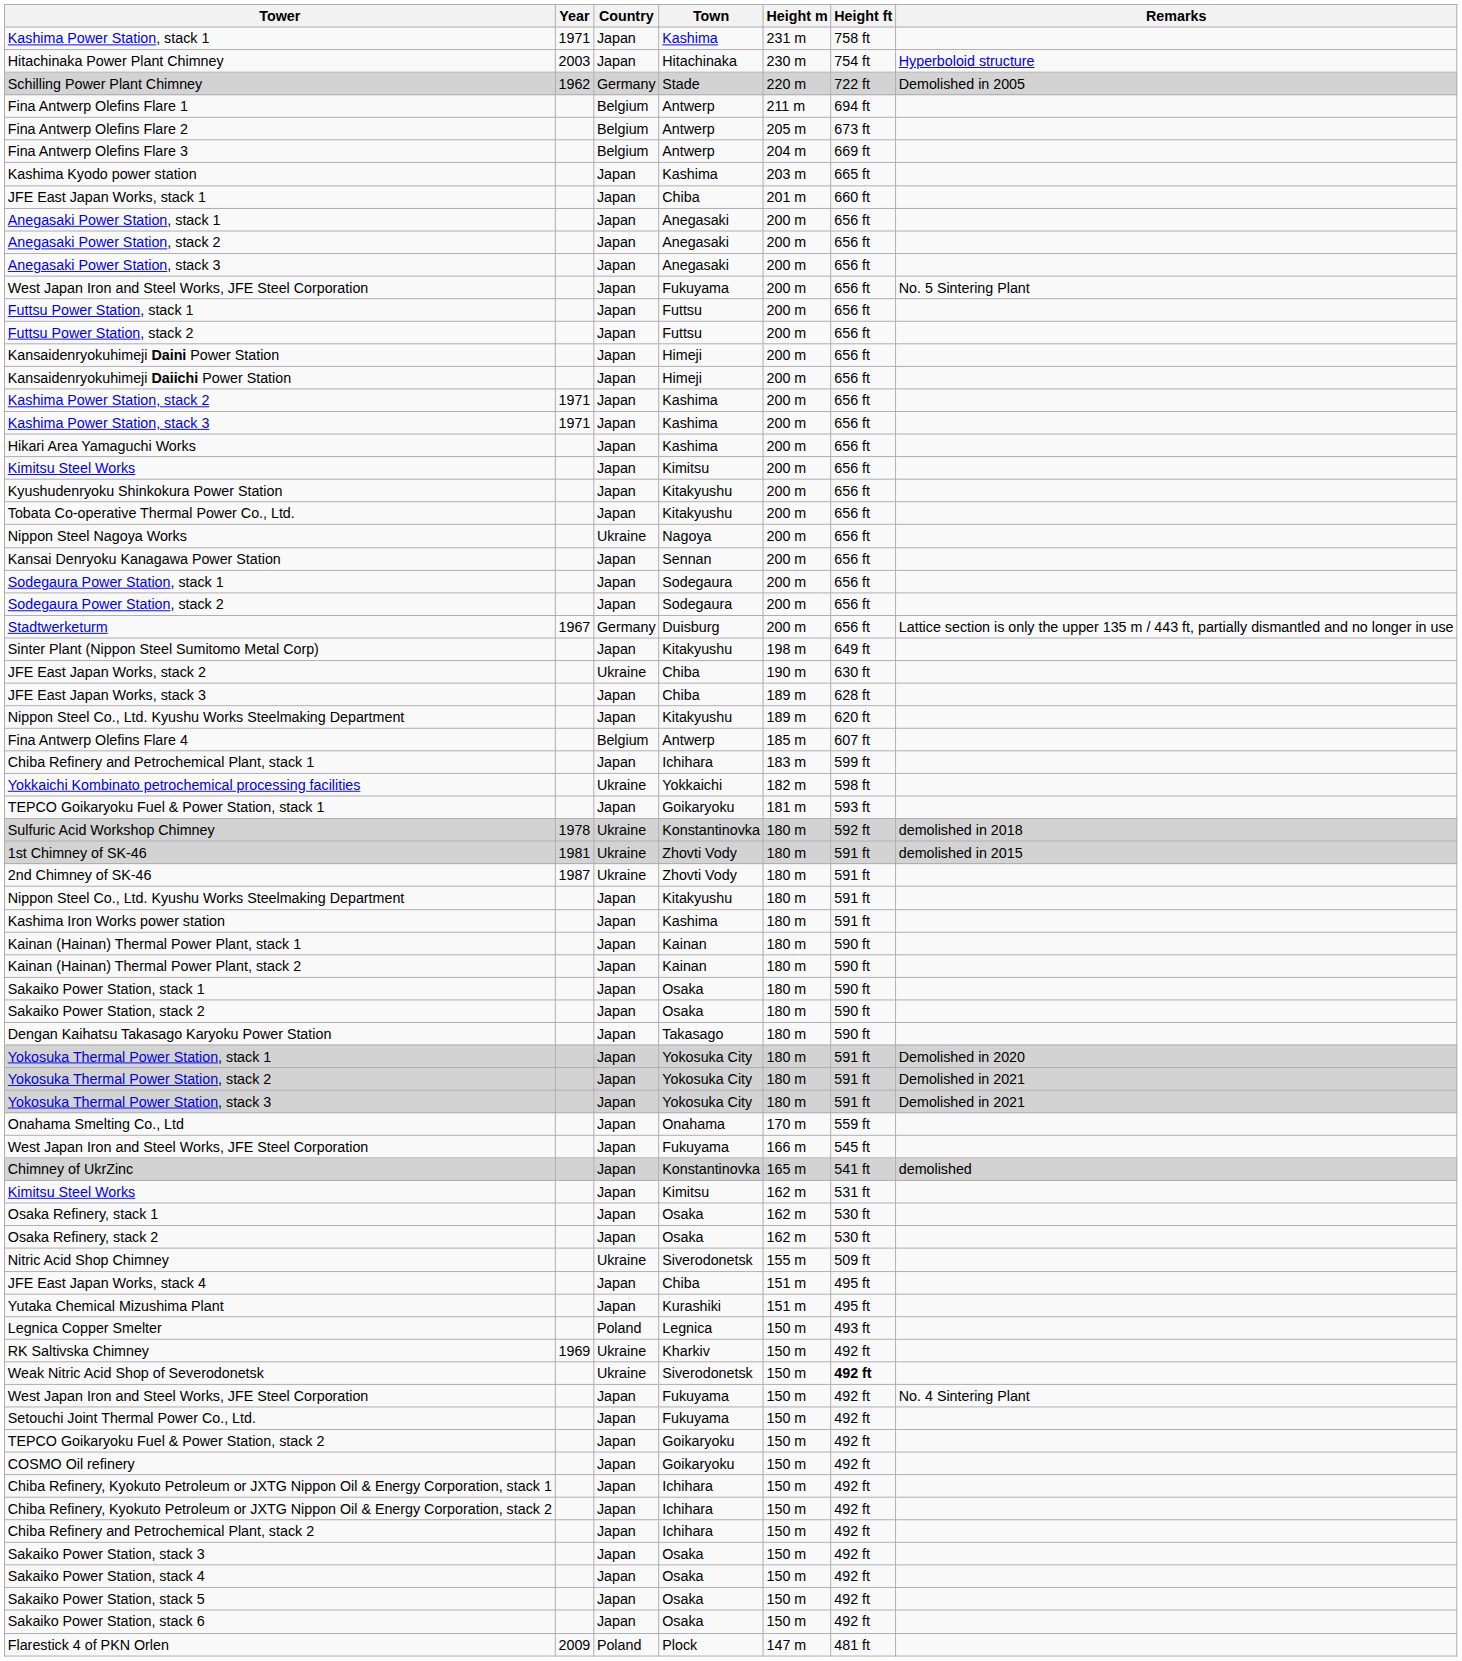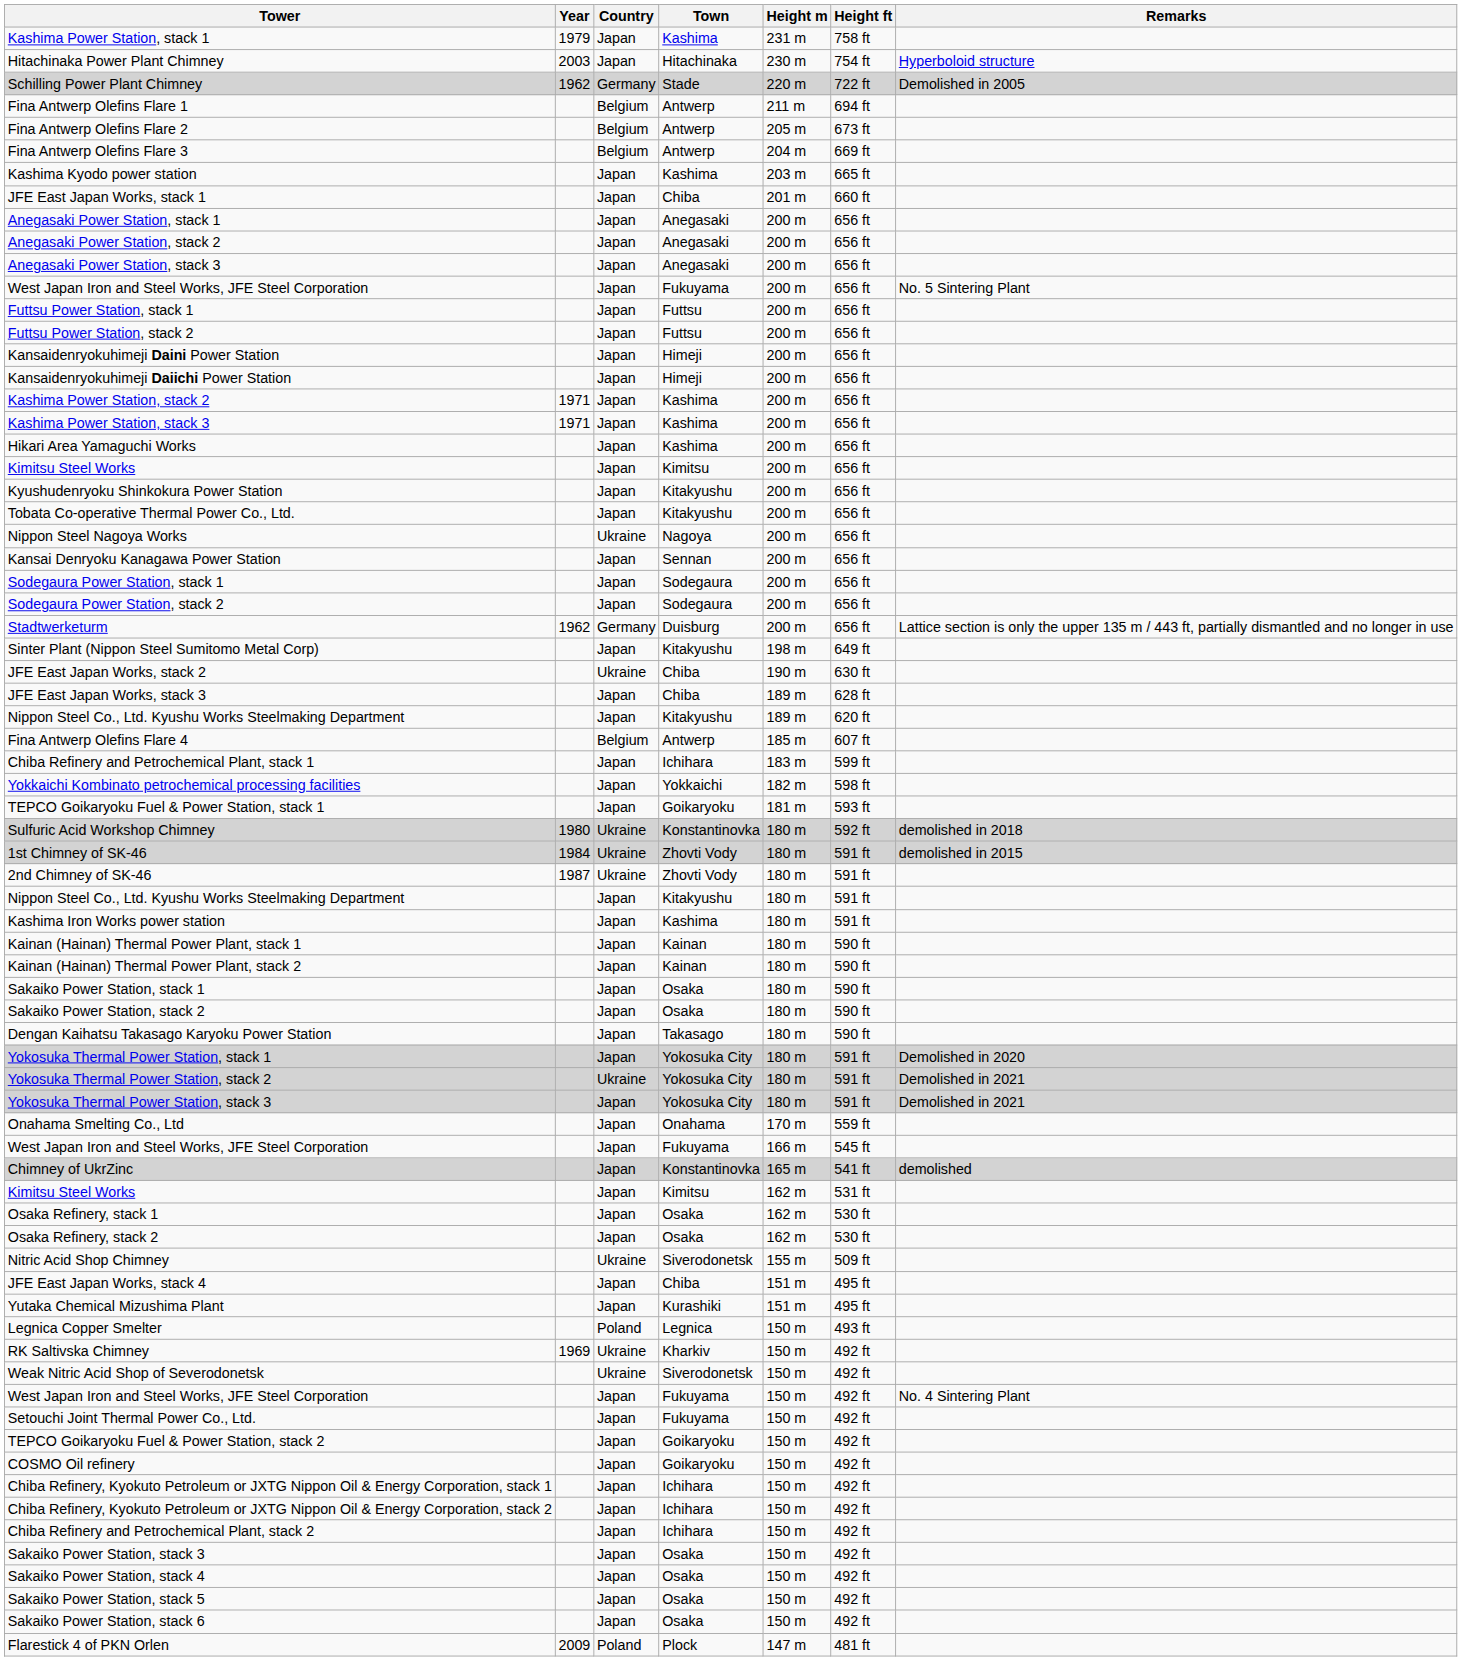(574, 39) 1971 -> (574, 39) 1979
(574, 627) 1967 -> (574, 627) 1962
(622, 785) Ukraine -> (616, 785) Japan
(574, 830) 1978 -> (574, 830) 1980
(574, 853) 1981 -> (574, 853) 1984
(616, 1079) Japan -> (622, 1079) Ukraine
(853, 1373) bold -> (852, 1373) normal
